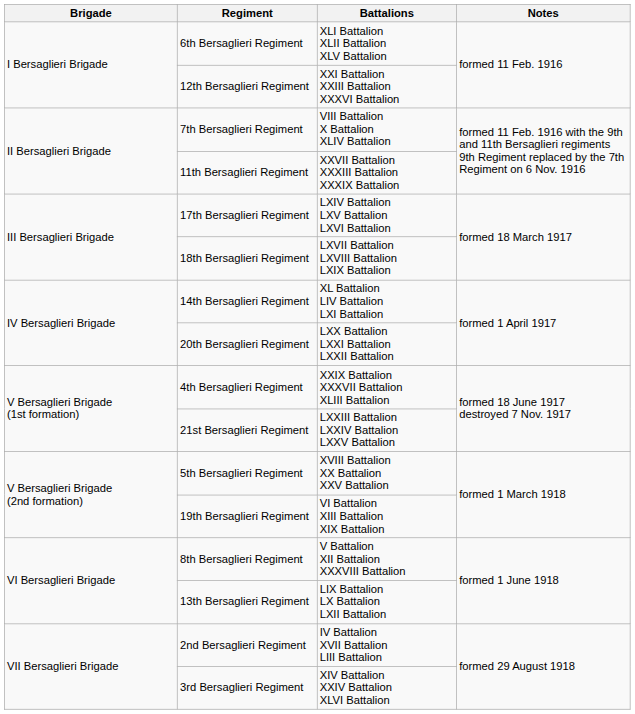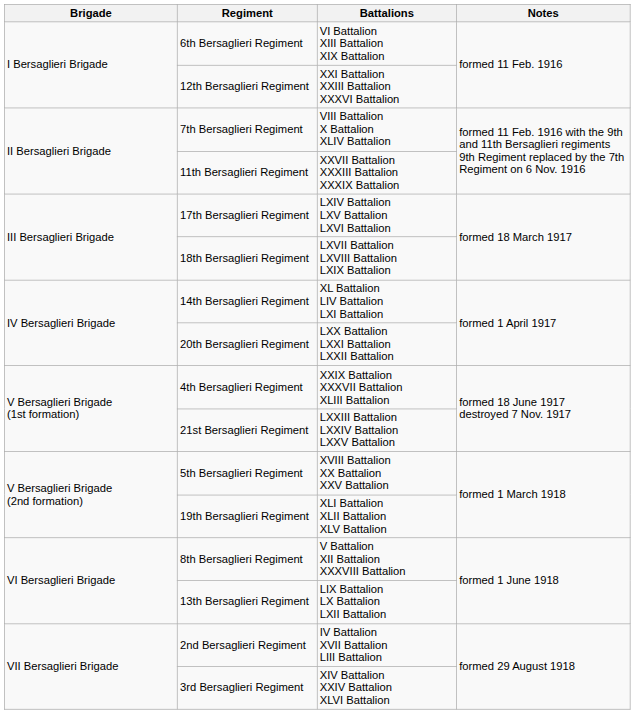(353, 43) XLI Battalion XLII Battalion XLV Battalion -> (352, 43) VI Battalion XIII Battalion XIX Battalion
(352, 516) VI Battalion XIII Battalion XIX Battalion -> (353, 516) XLI Battalion XLII Battalion XLV Battalion
